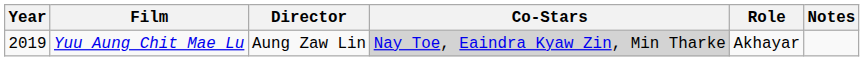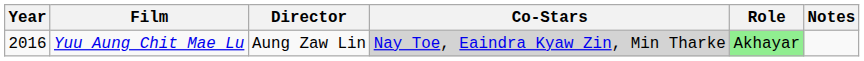(27, 43) 2019 -> (27, 43) 2016
(767, 43) no background -> (767, 43) lightgreen background
